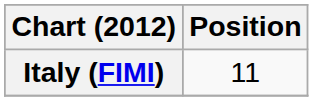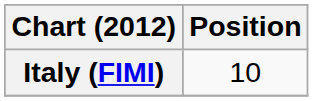(245, 72) 11 -> (245, 72) 10
